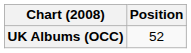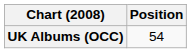(157, 36) 52 -> (157, 36) 54
